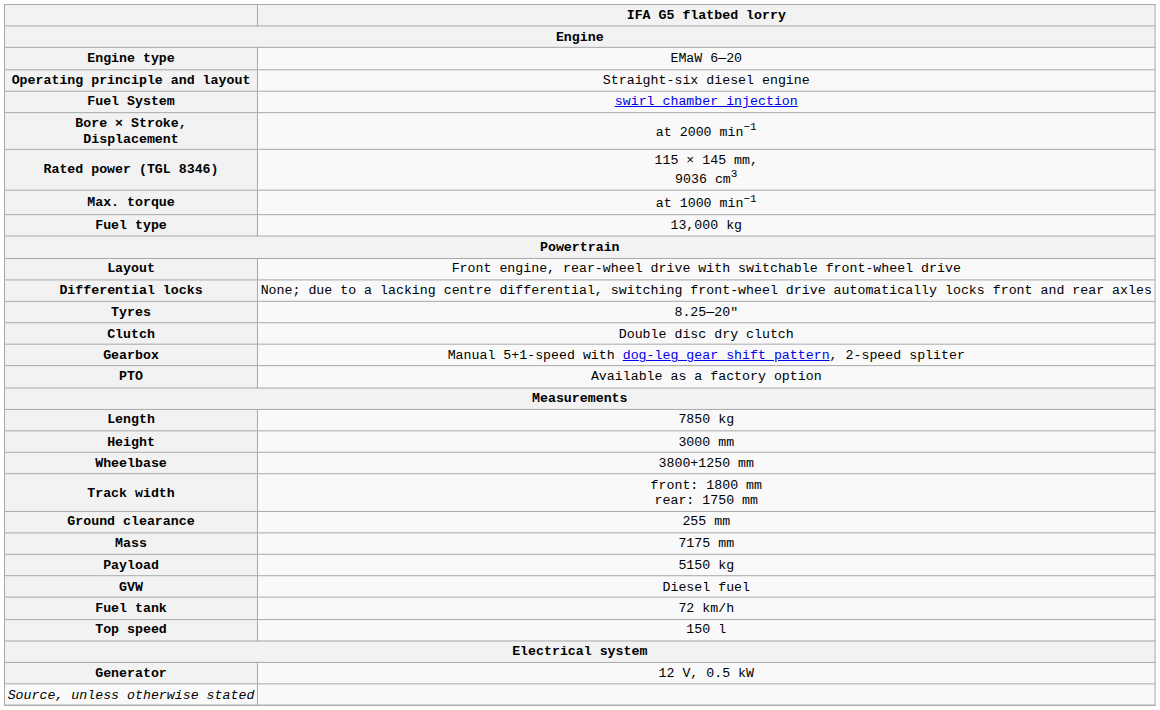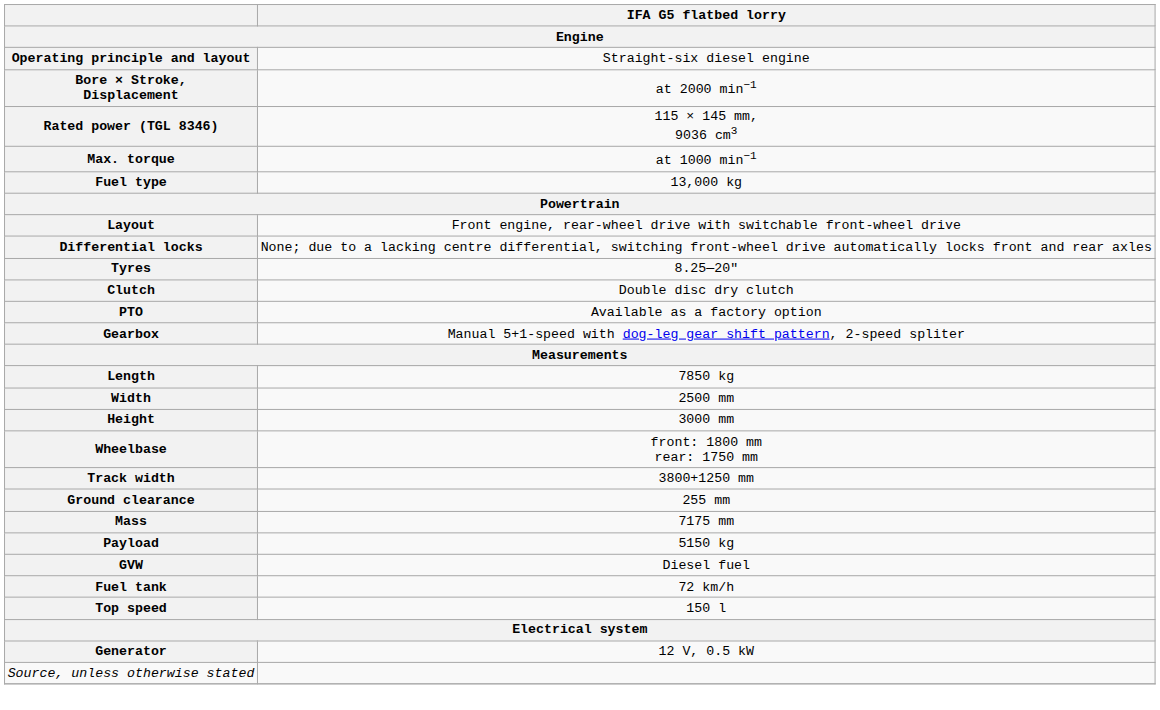- row: (131, 59)
- row: (131, 102)
rows swapped: (131, 355) <-> (131, 377)
+ row: (131, 398)
(706, 463) 3800+1250 mm -> (706, 449) front: 1800 mm rear: 1750 mm
(706, 493) front: 1800 mm rear: 1750 mm -> (706, 479) 3800+1250 mm
